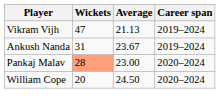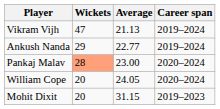(80, 46) 31 -> (80, 46) 29
(128, 46) 23.67 -> (128, 46) 22.77
(128, 79) 24.50 -> (128, 79) 24.05
+ row: (32, 96)
